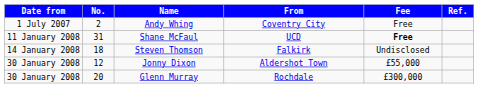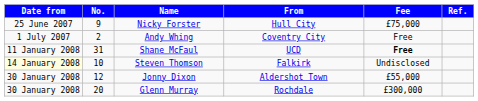+ row: (169, 24)
(43, 50) no background -> (43, 63) lightyellow background
(98, 50) 18 -> (98, 63) 10
